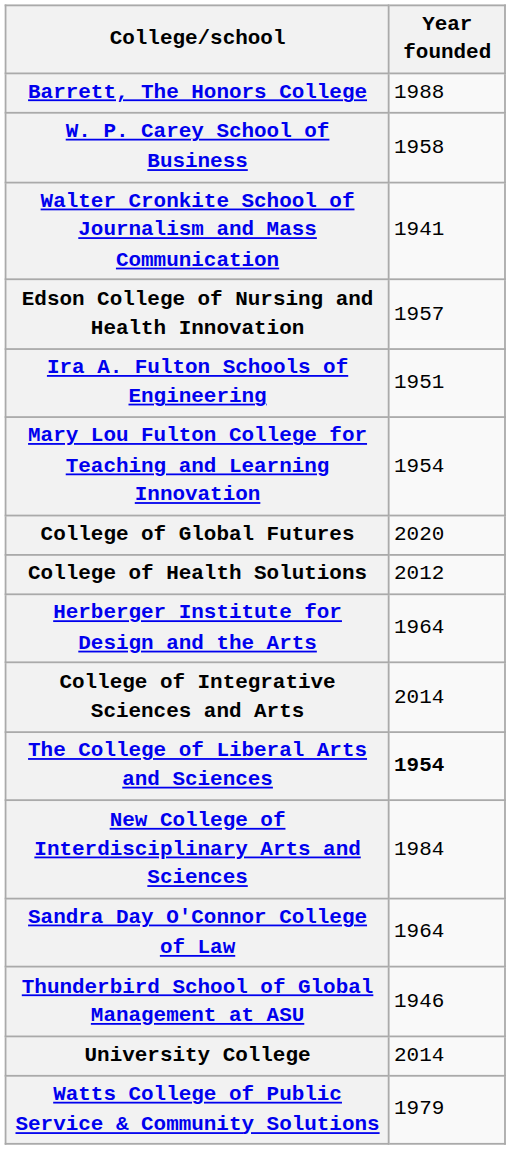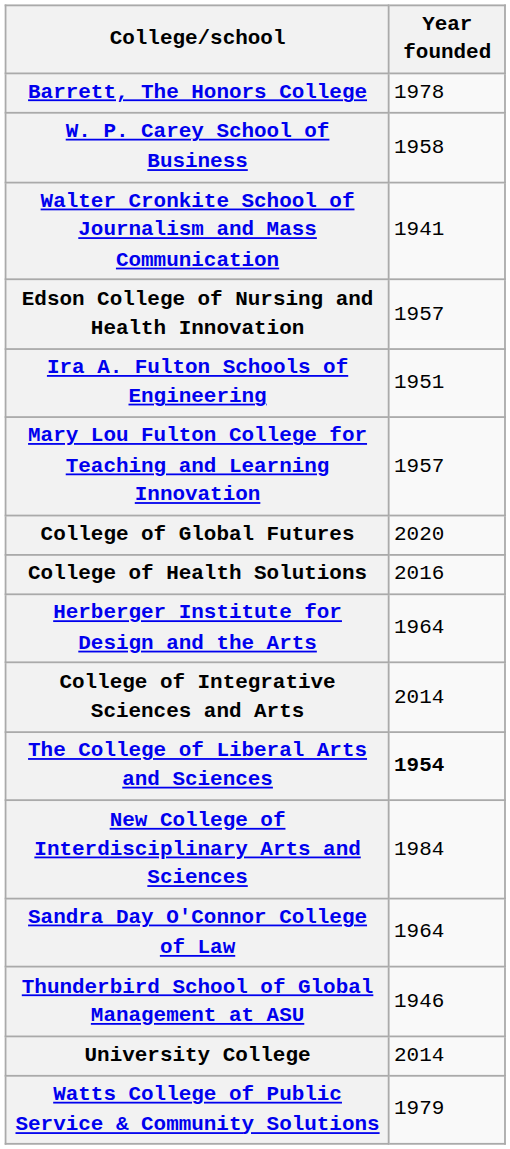(419, 93) 1988 -> (419, 93) 1978
(419, 466) 1954 -> (419, 466) 1957
(419, 574) 2012 -> (419, 574) 2016
